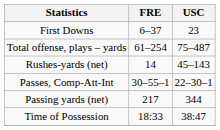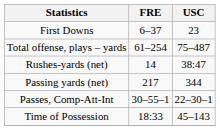(194, 64) 45–143 -> (194, 64) 38:47
rows swapped: (67, 99) <-> (67, 82)
(194, 116) 38:47 -> (194, 116) 45–143
